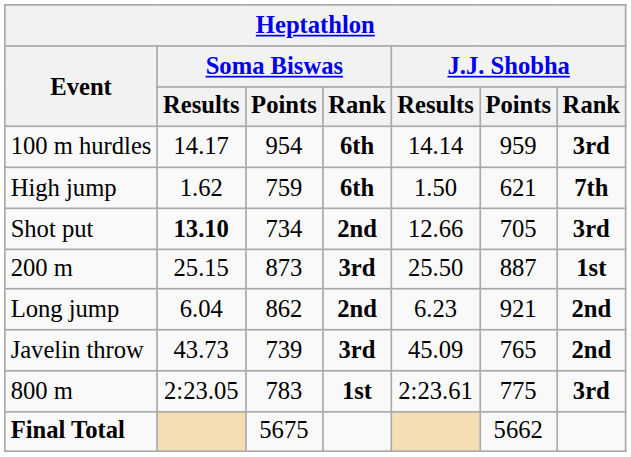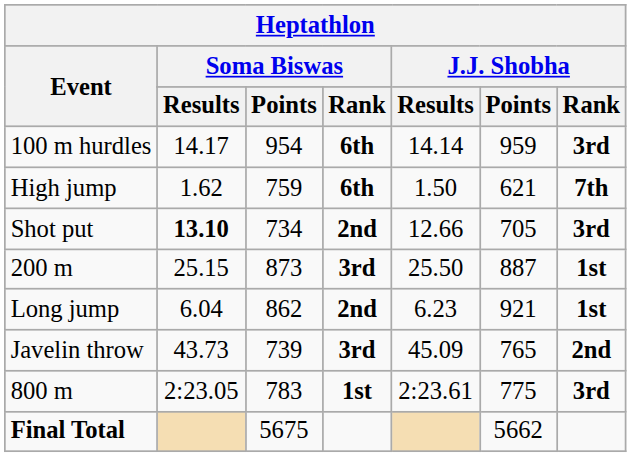(591, 309) 2nd -> (591, 309) 1st
